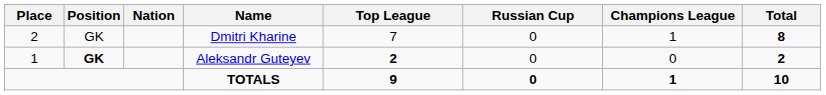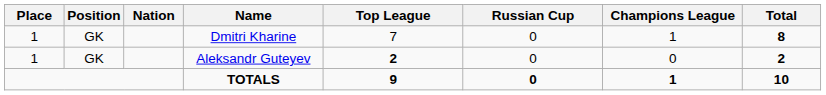(34, 37) 2 -> (34, 37) 1
(94, 58) bold -> (94, 58) normal
